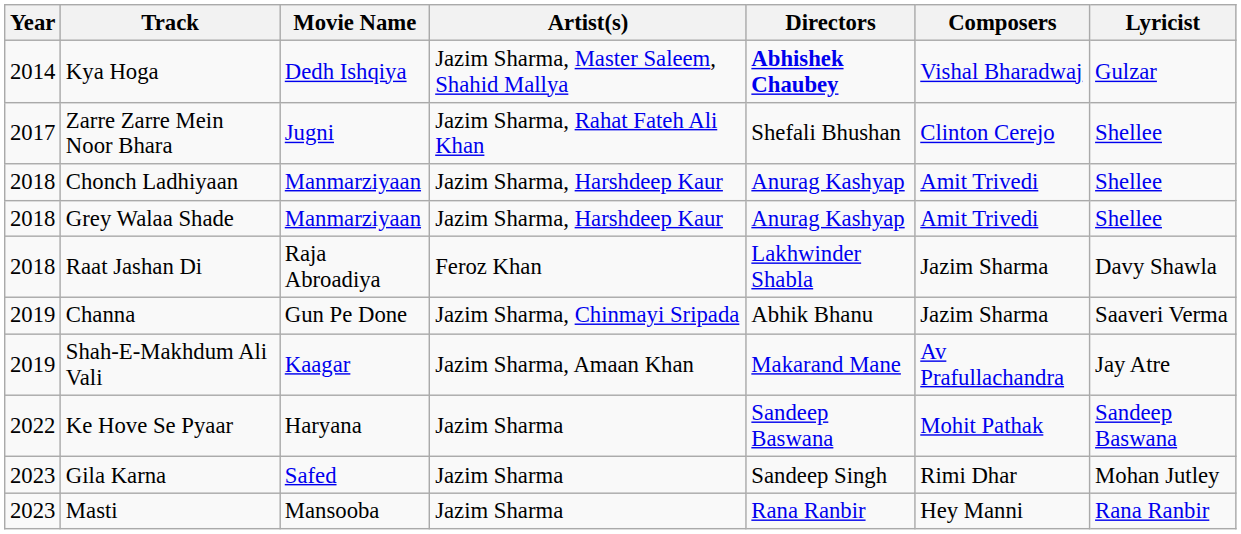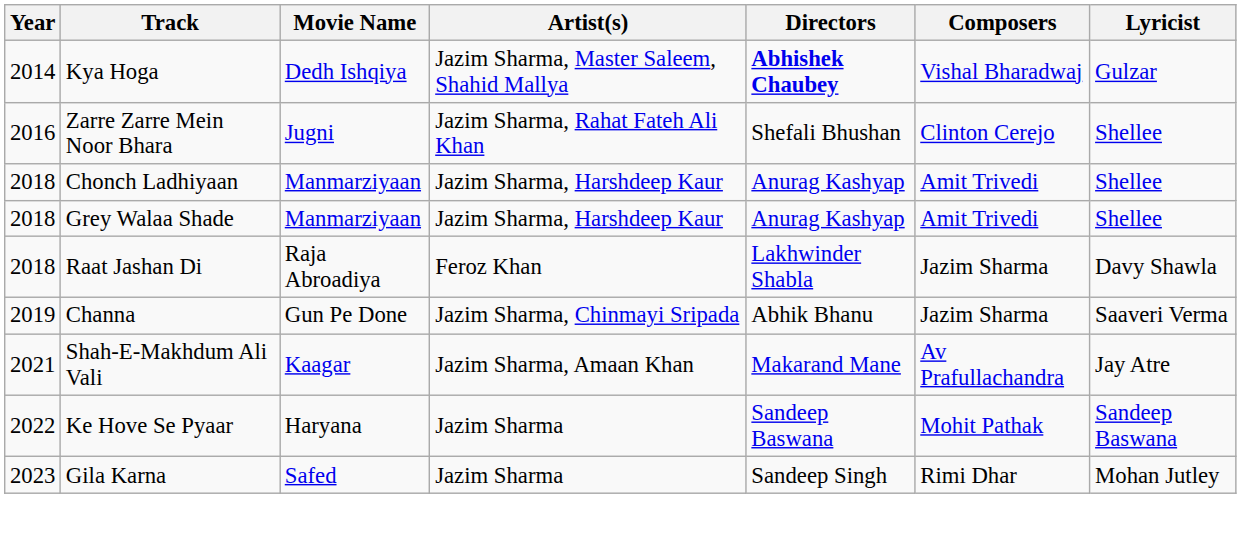(33, 132) 2017 -> (33, 132) 2016
(33, 364) 2019 -> (33, 364) 2021
- row: (92, 510)
